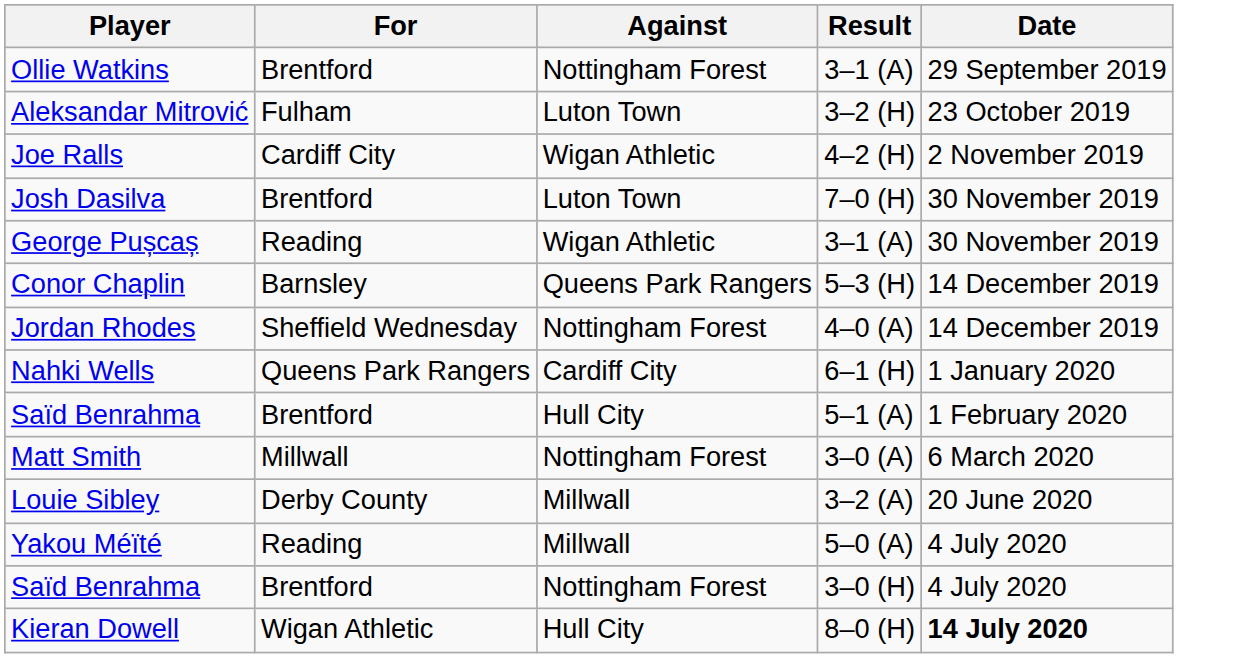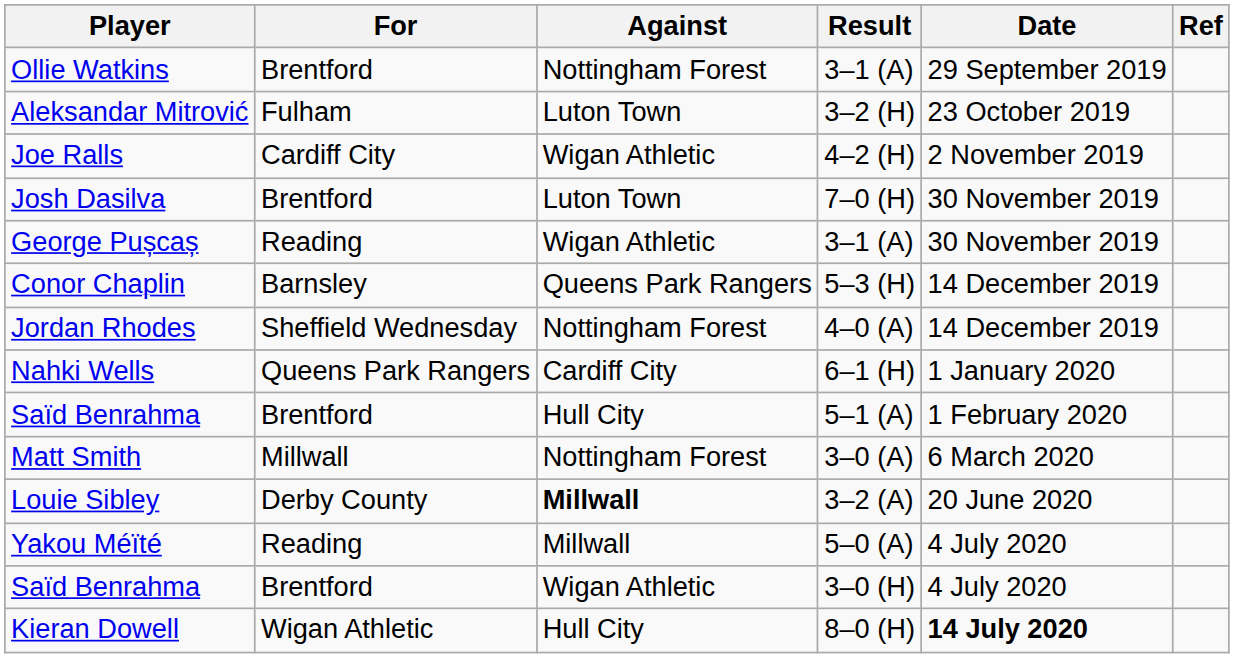+ column: (1201, 26)
(586, 500) normal -> (591, 500) bold
(655, 586) Nottingham Forest -> (629, 586) Wigan Athletic
